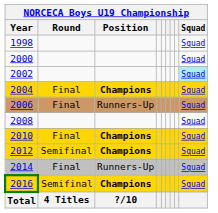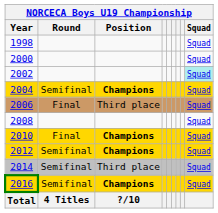(67, 89) Final -> (67, 89) Semifinal
(126, 105) Runners-Up -> (129, 105) Third place
(67, 167) Final -> (67, 167) Semifinal
(126, 167) Runners-Up -> (129, 167) Third place
